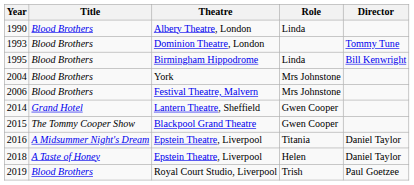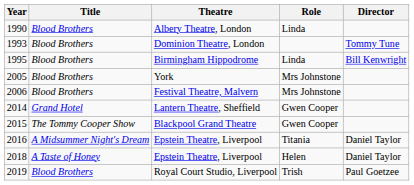(17, 76) 2004 -> (17, 76) 2005
